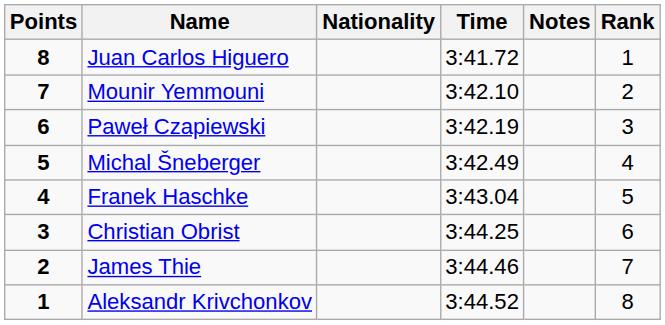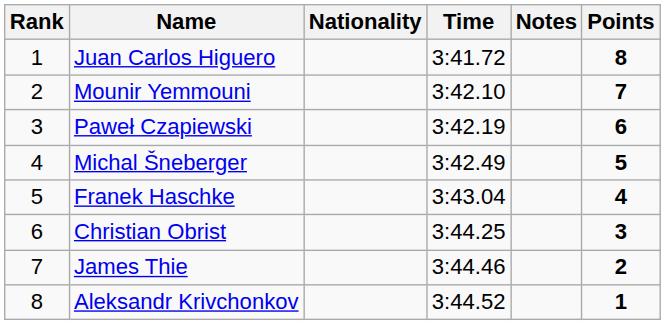columns swapped: (628, 22) <-> (44, 22)
